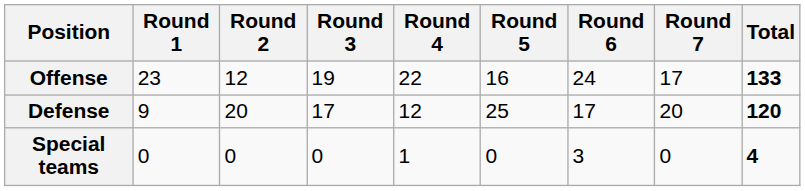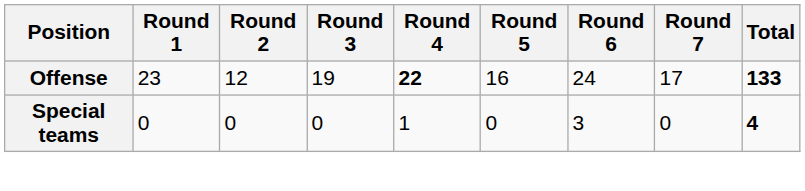(410, 77) normal -> (410, 77) bold
- row: (69, 111)
